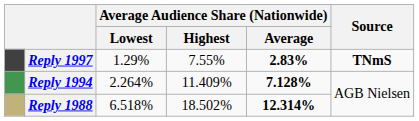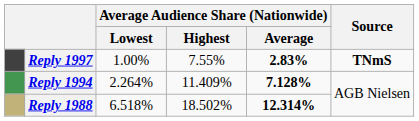(131, 60) 1.29% -> (131, 60) 1.00%
